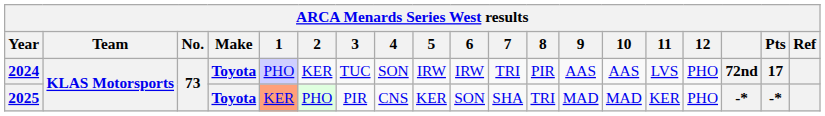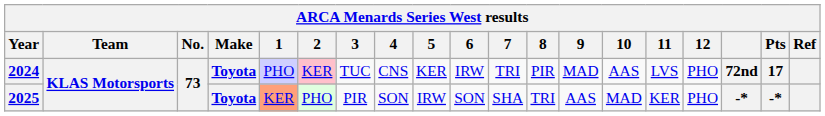(317, 70) no background -> (317, 70) pink background
(393, 70) SON -> (393, 70) CNS
(431, 70) IRW -> (431, 70) KER
(581, 70) AAS -> (581, 70) MAD
(393, 97) CNS -> (393, 97) SON
(431, 97) KER -> (431, 97) IRW
(581, 97) MAD -> (581, 97) AAS
